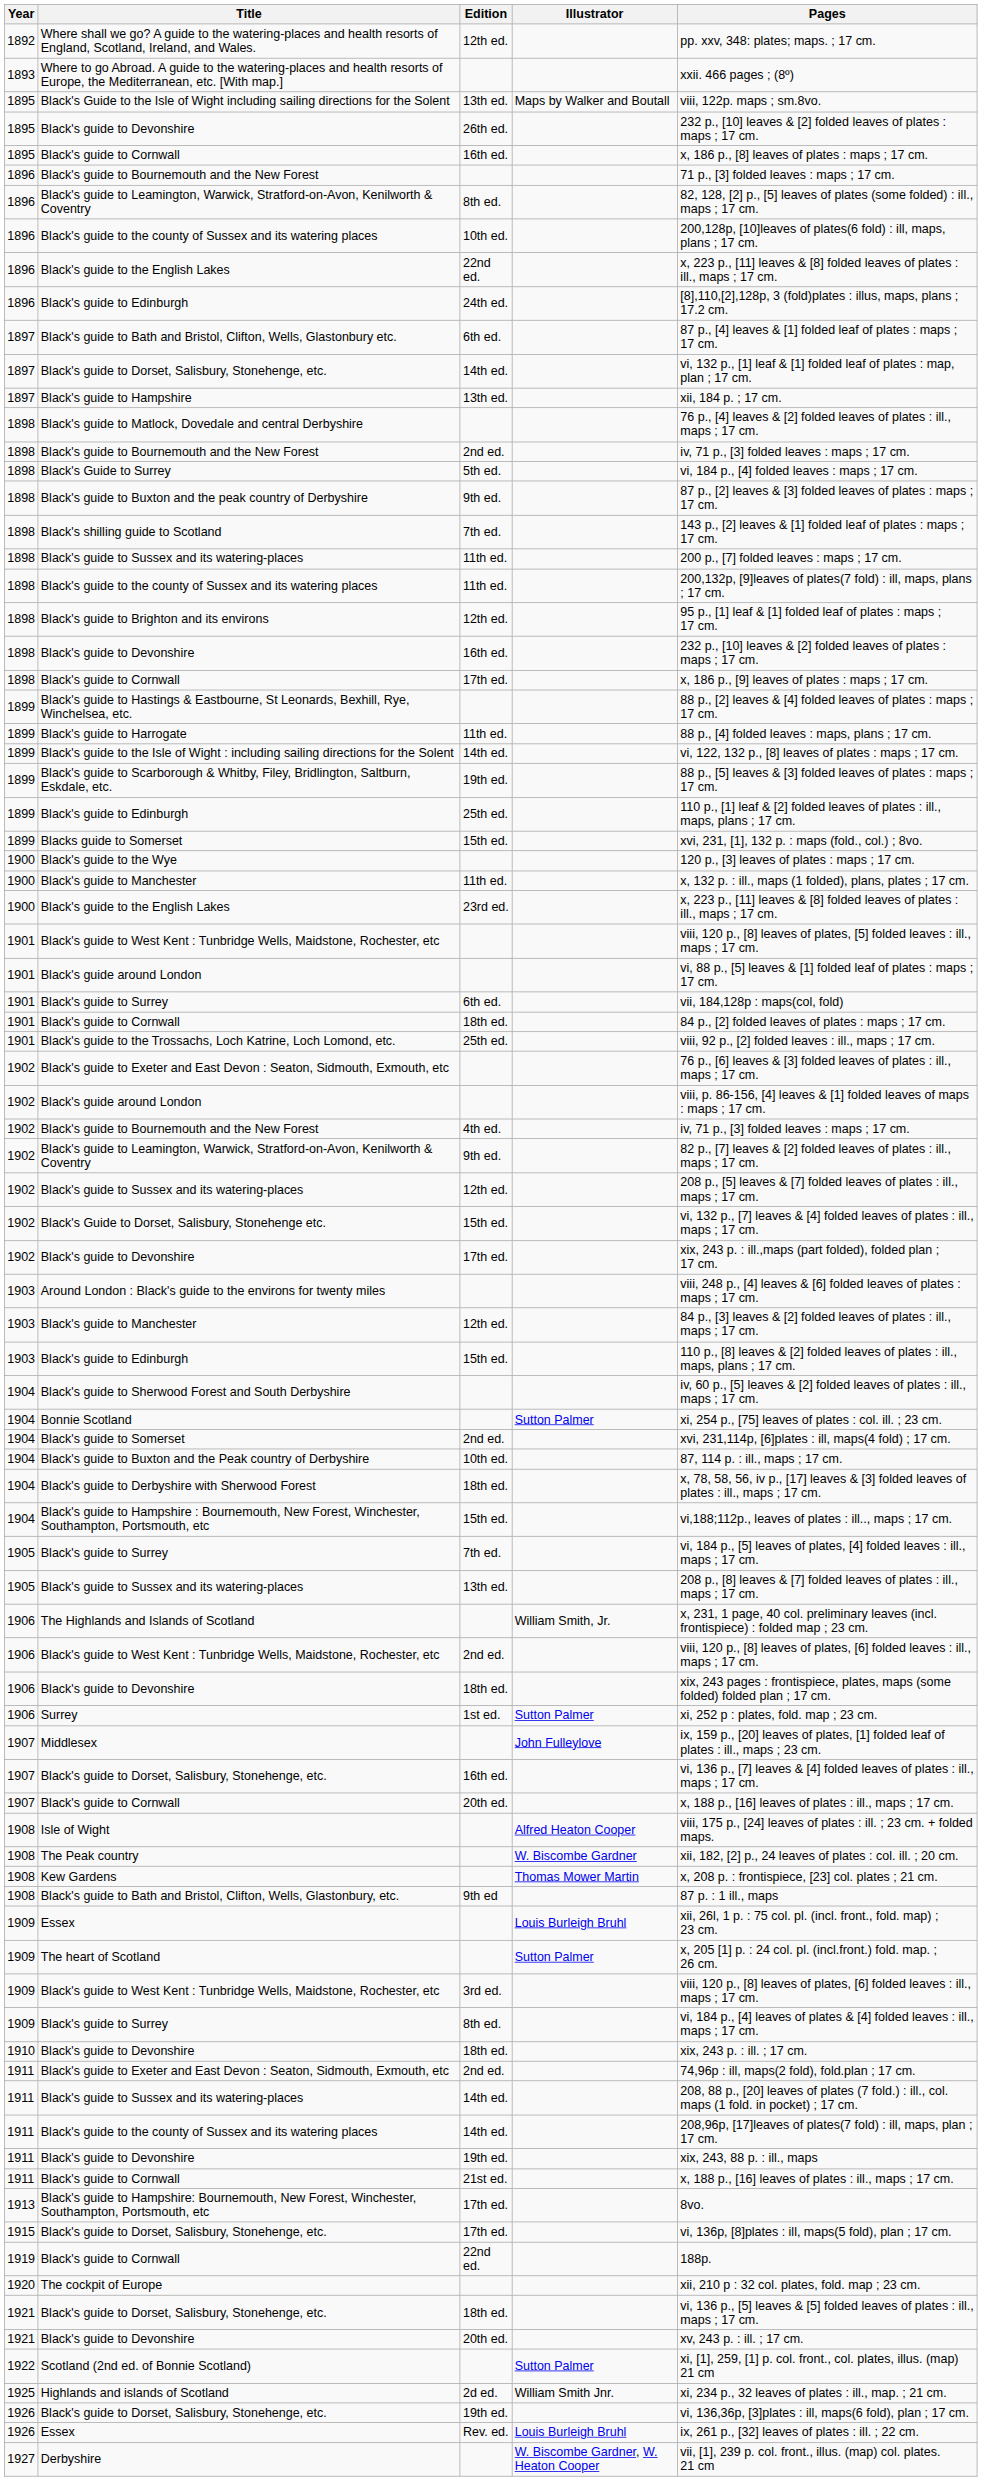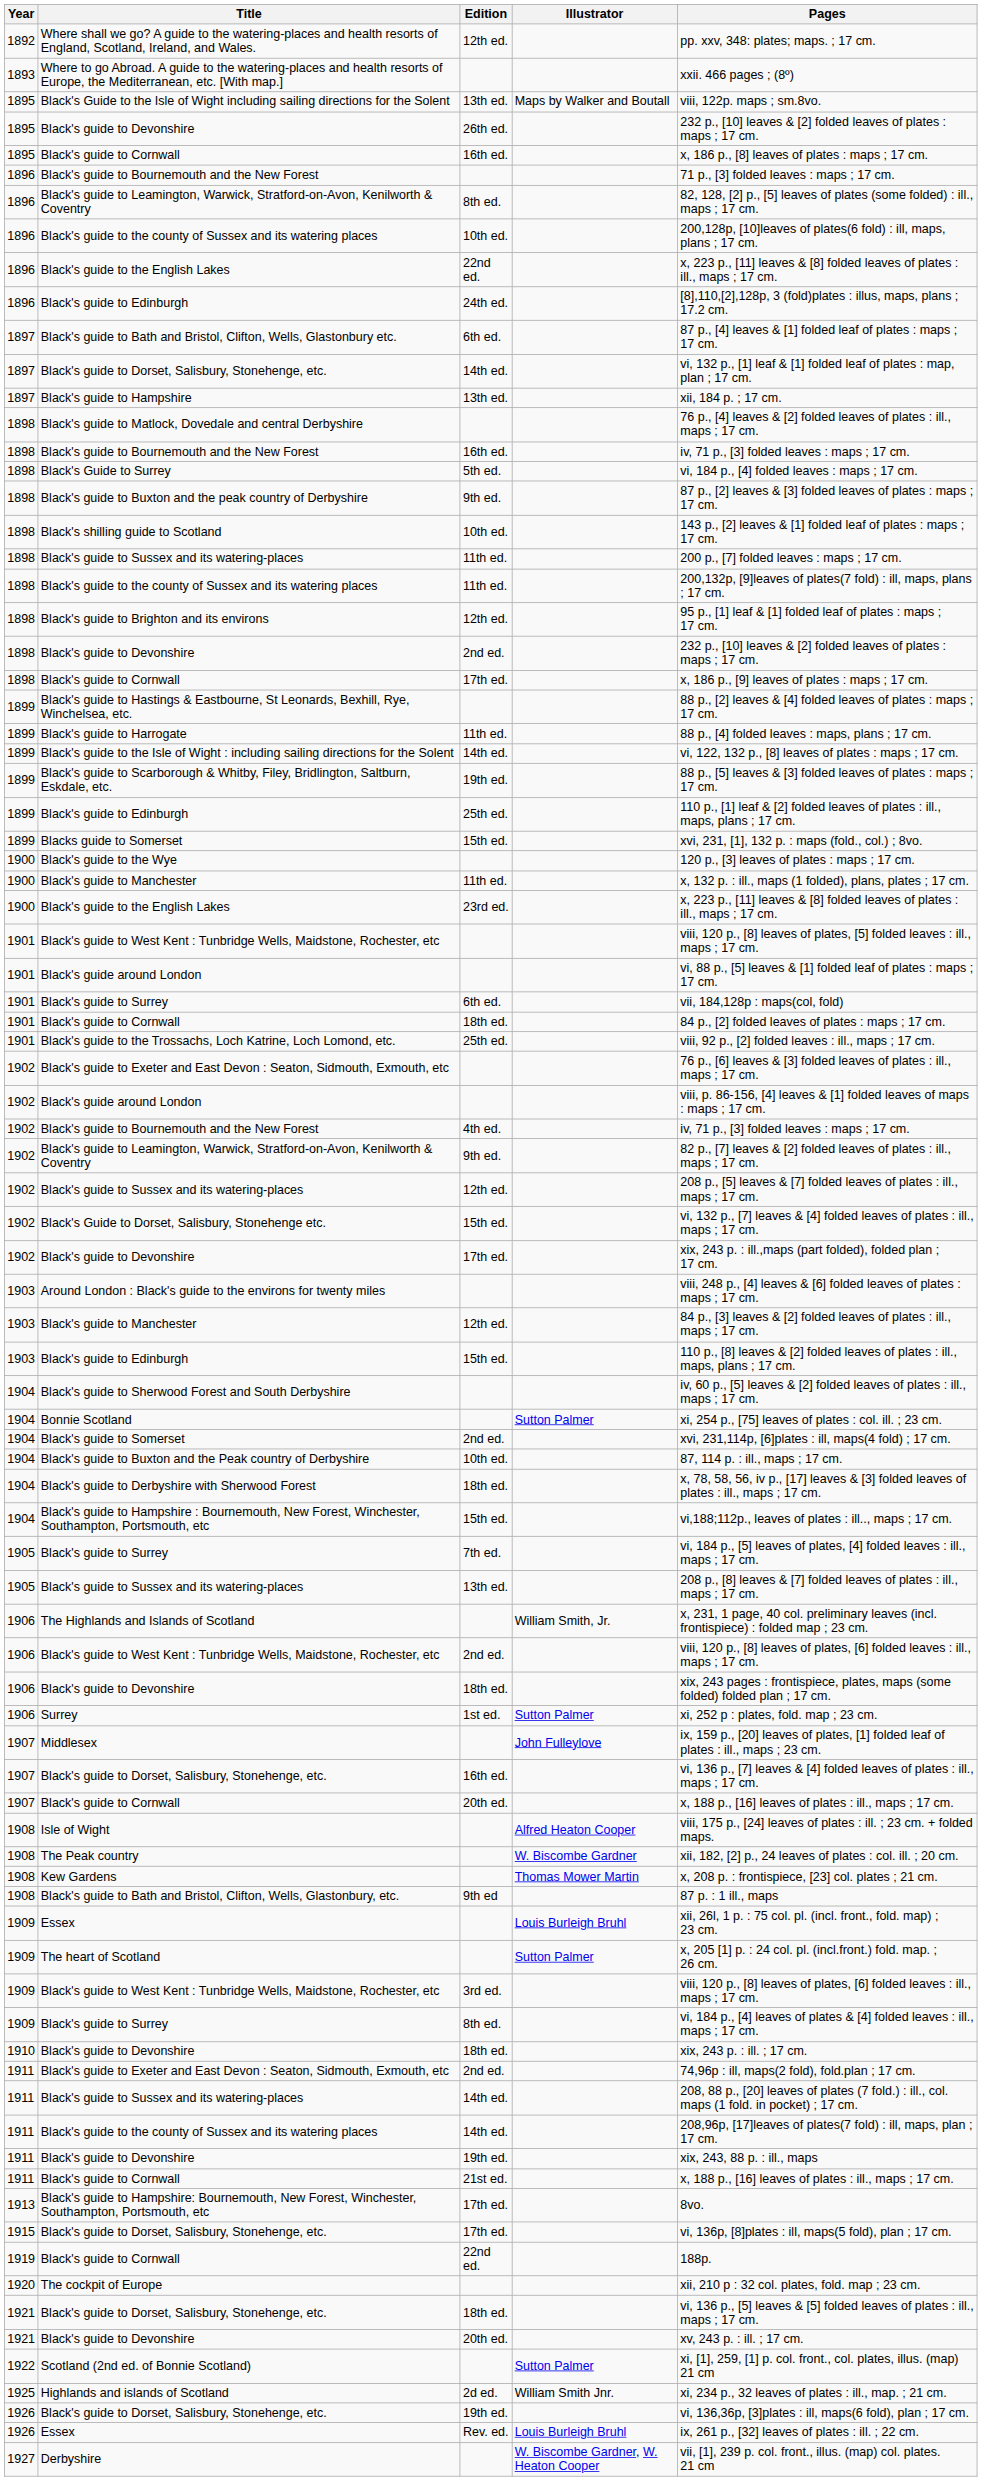(484, 451) 2nd ed. -> (485, 451) 16th ed.
(482, 532) 7th ed. -> (485, 532) 10th ed.
(485, 653) 16th ed. -> (484, 653) 2nd ed.
